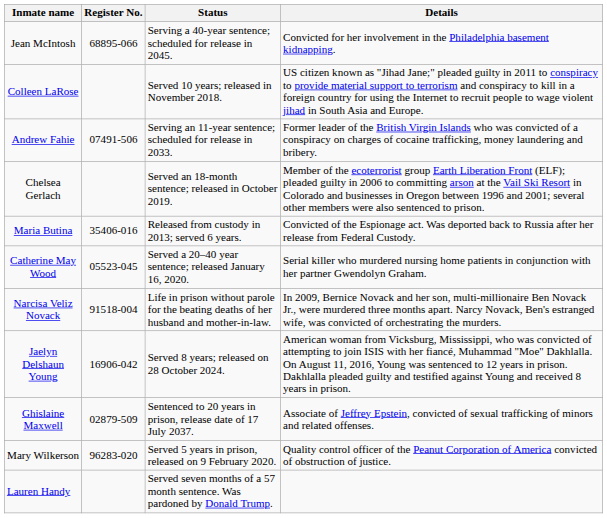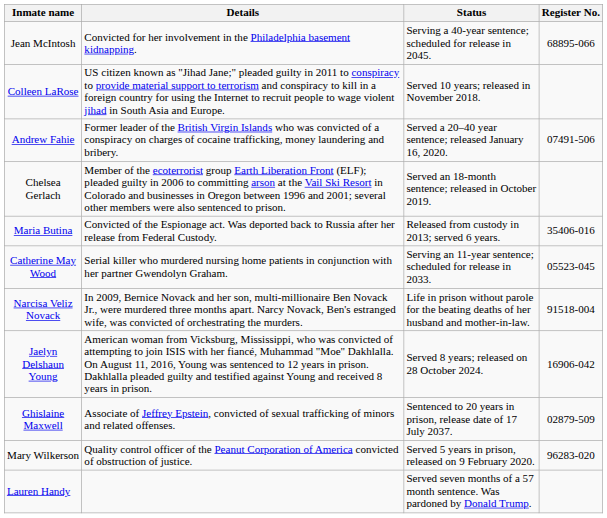columns swapped: (113, 13) <-> (442, 13)
(211, 140) Serving an 11-year sentence; scheduled for release in 2033. -> (465, 140) Served a 20–40 year sentence; released January 16, 2020.
(206, 267) Served a 20–40 year sentence; released January 16, 2020. -> (470, 267) Serving an 11-year sentence; scheduled for release in 2033.
